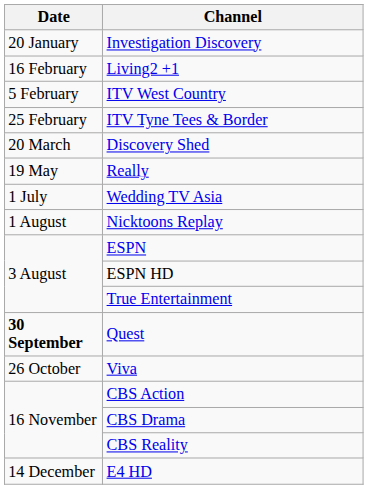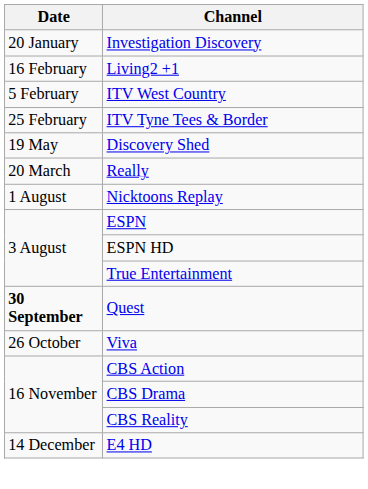(39, 145) 20 March -> (33, 145) 19 May
(33, 171) 19 May -> (39, 171) 20 March
- row: (164, 196)
